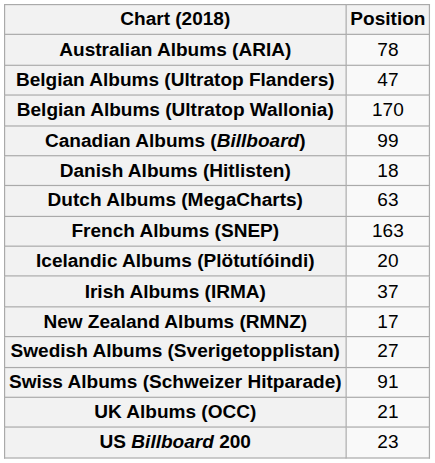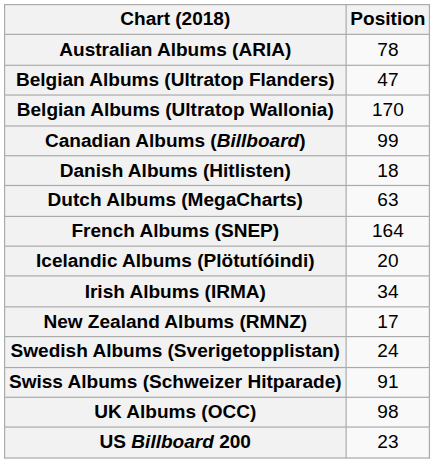(388, 230) 163 -> (388, 230) 164
(388, 291) 37 -> (388, 291) 34
(388, 351) 27 -> (388, 351) 24
(388, 412) 21 -> (388, 412) 98
